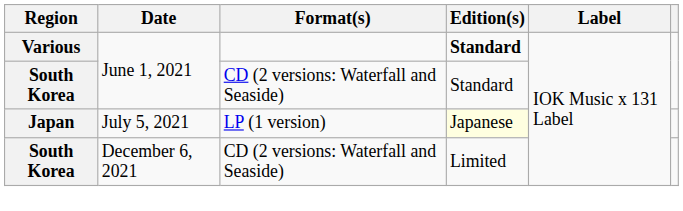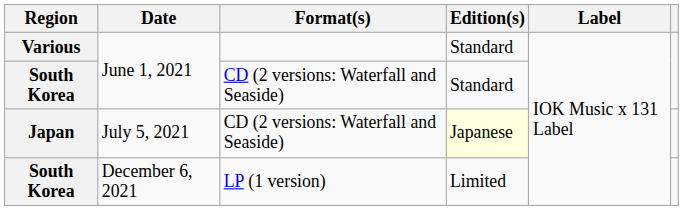(485, 46) bold -> (481, 46) normal
(275, 123) LP (1 version) -> (330, 133) CD (2 versions: Waterfall and Seaside)
(330, 161) CD (2 versions: Waterfall and Seaside) -> (275, 181) LP (1 version)
